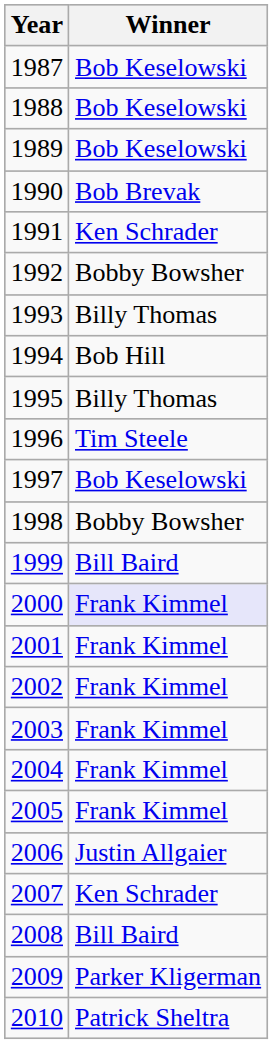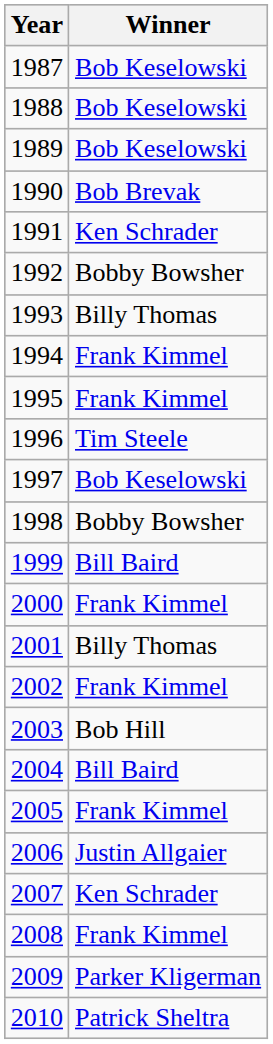(120, 356) Bob Hill -> (151, 356) Frank Kimmel
(146, 397) Billy Thomas -> (151, 397) Frank Kimmel
(151, 604) lavender background -> (151, 604) no background
(151, 645) Frank Kimmel -> (146, 645) Billy Thomas
(151, 728) Frank Kimmel -> (120, 728) Bob Hill
(151, 769) Frank Kimmel -> (127, 769) Bill Baird
(127, 935) Bill Baird -> (151, 935) Frank Kimmel
